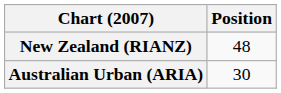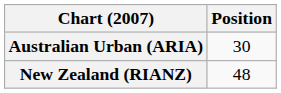rows swapped: (106, 74) <-> (106, 46)
